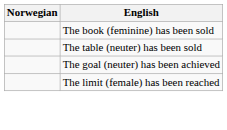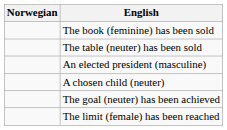+ row: (134, 64)
+ row: (114, 82)
